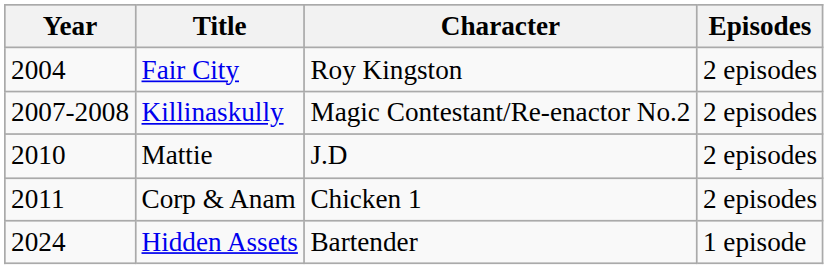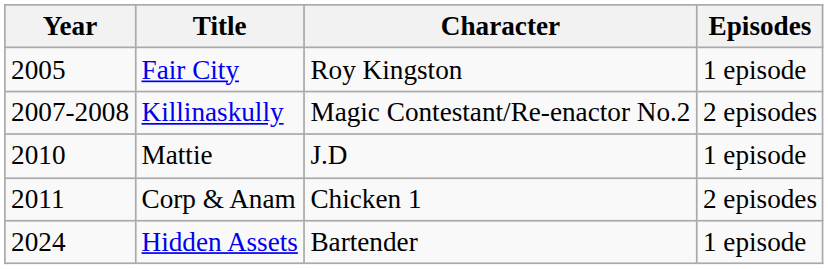(38, 69) 2004 -> (38, 69) 2005
(760, 69) 2 episodes -> (755, 69) 1 episode
(760, 155) 2 episodes -> (755, 155) 1 episode
